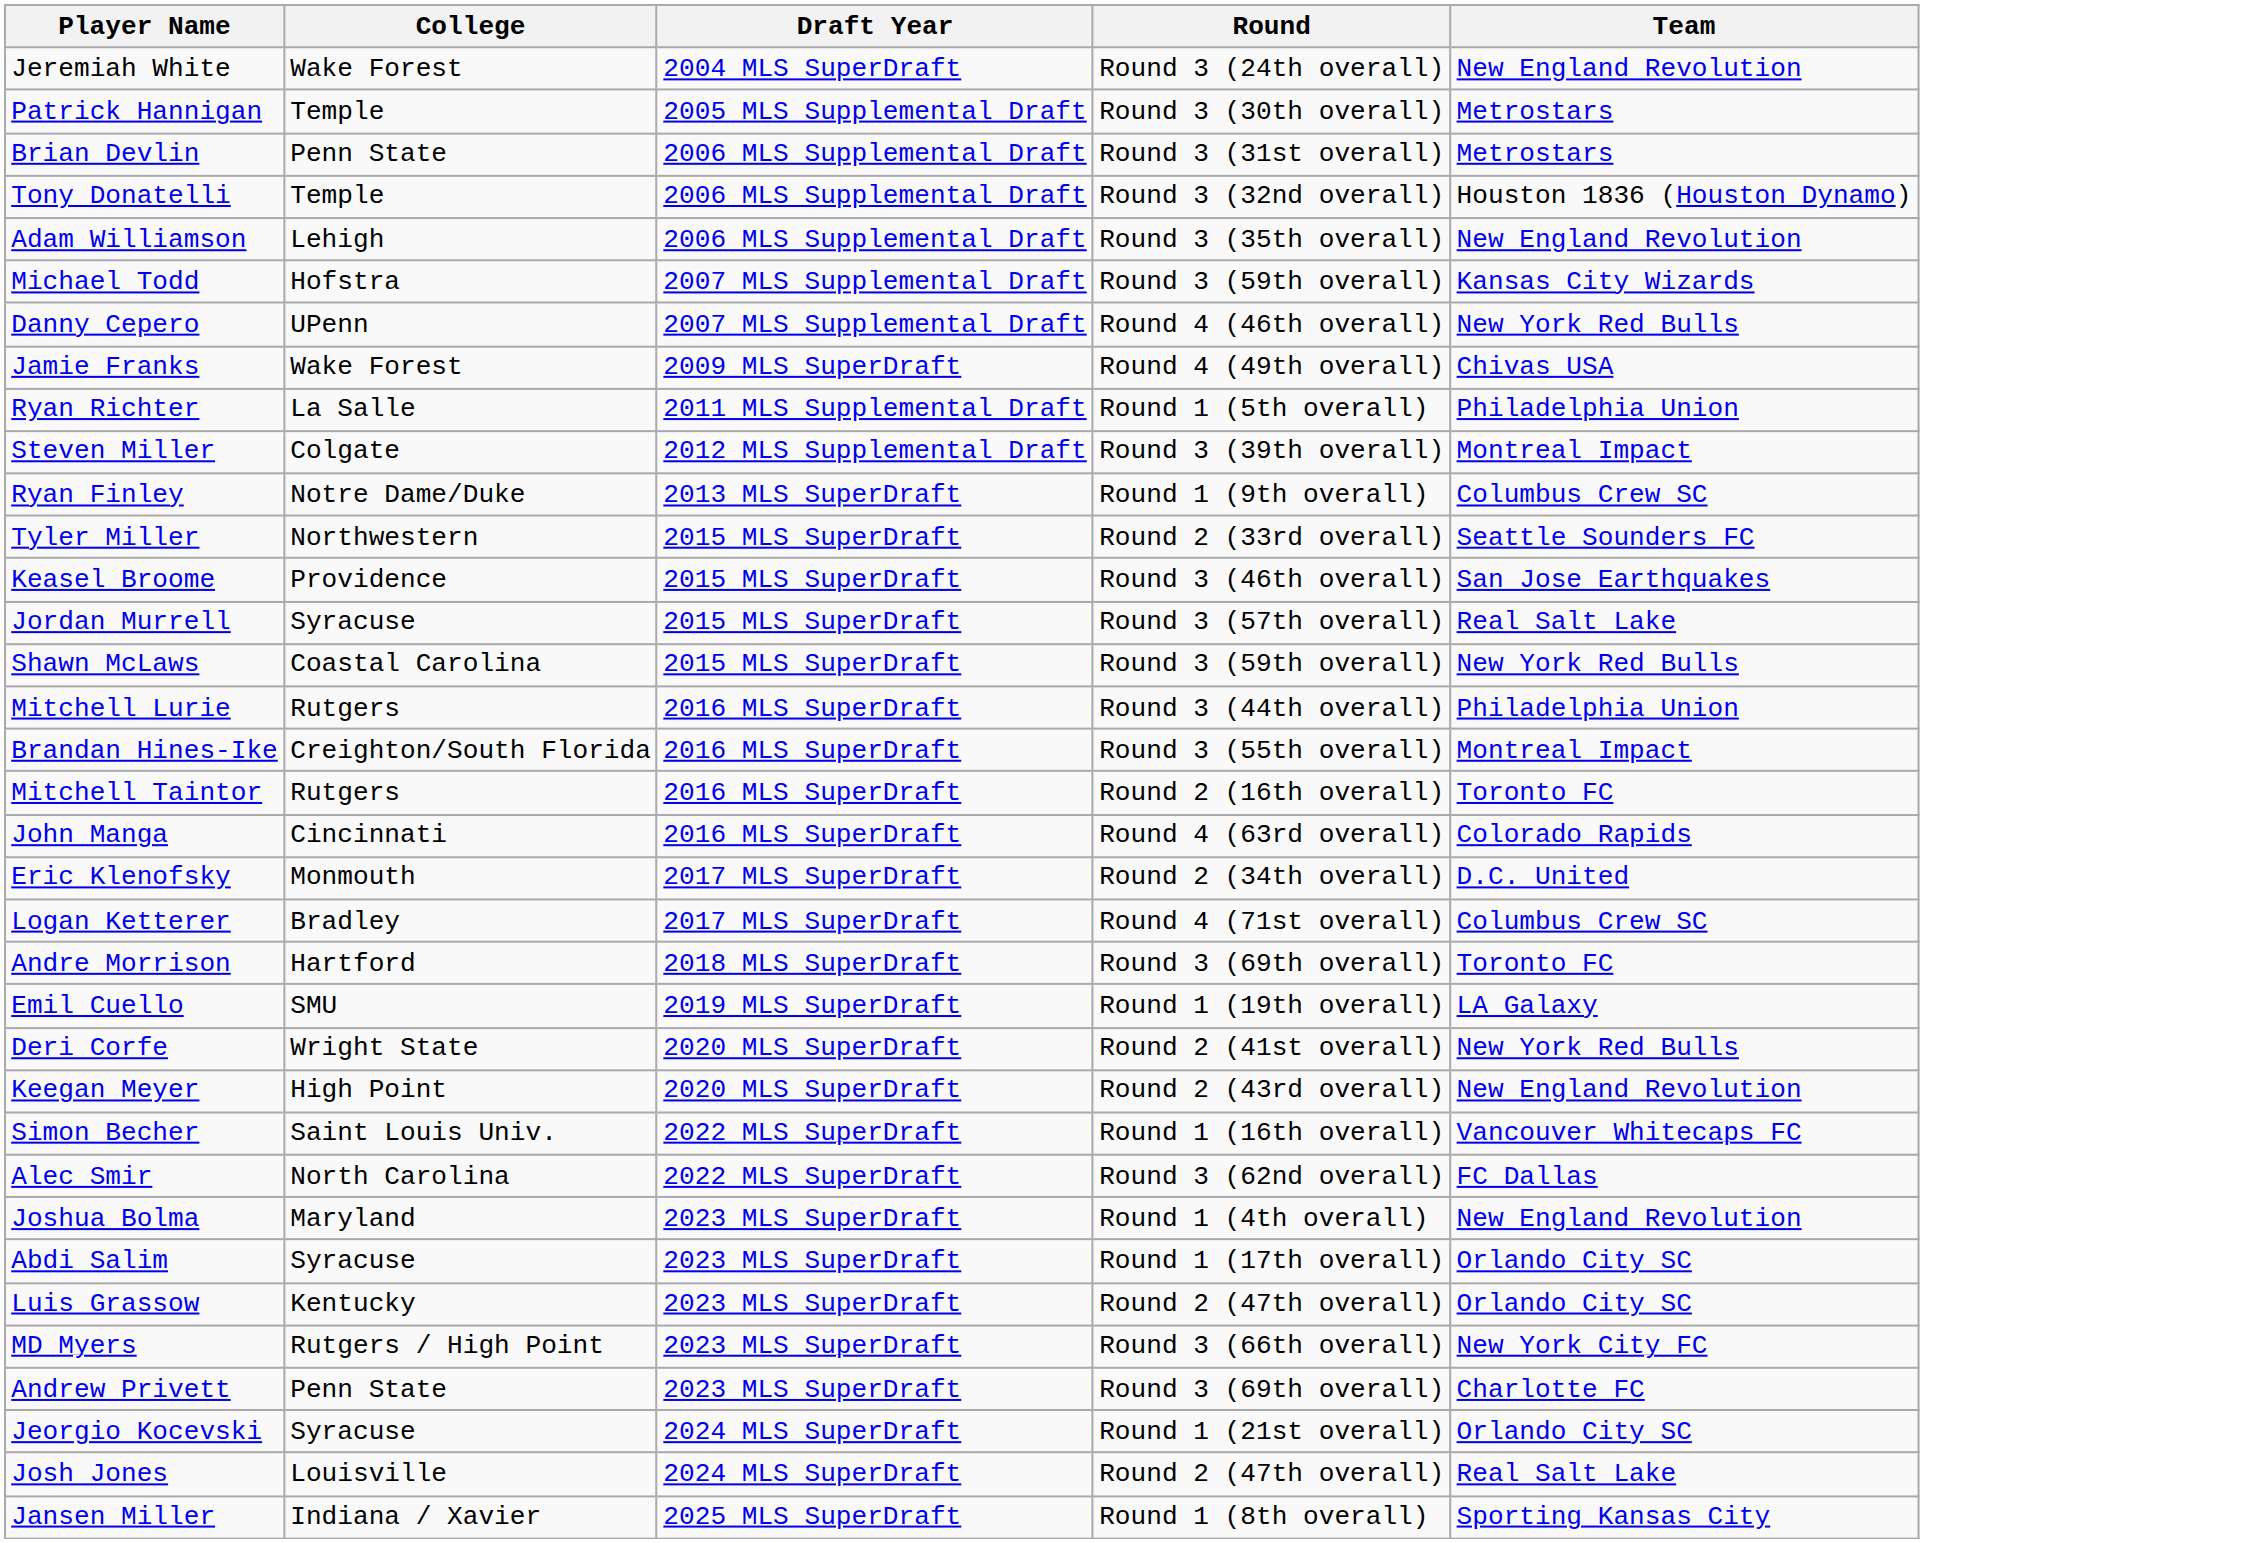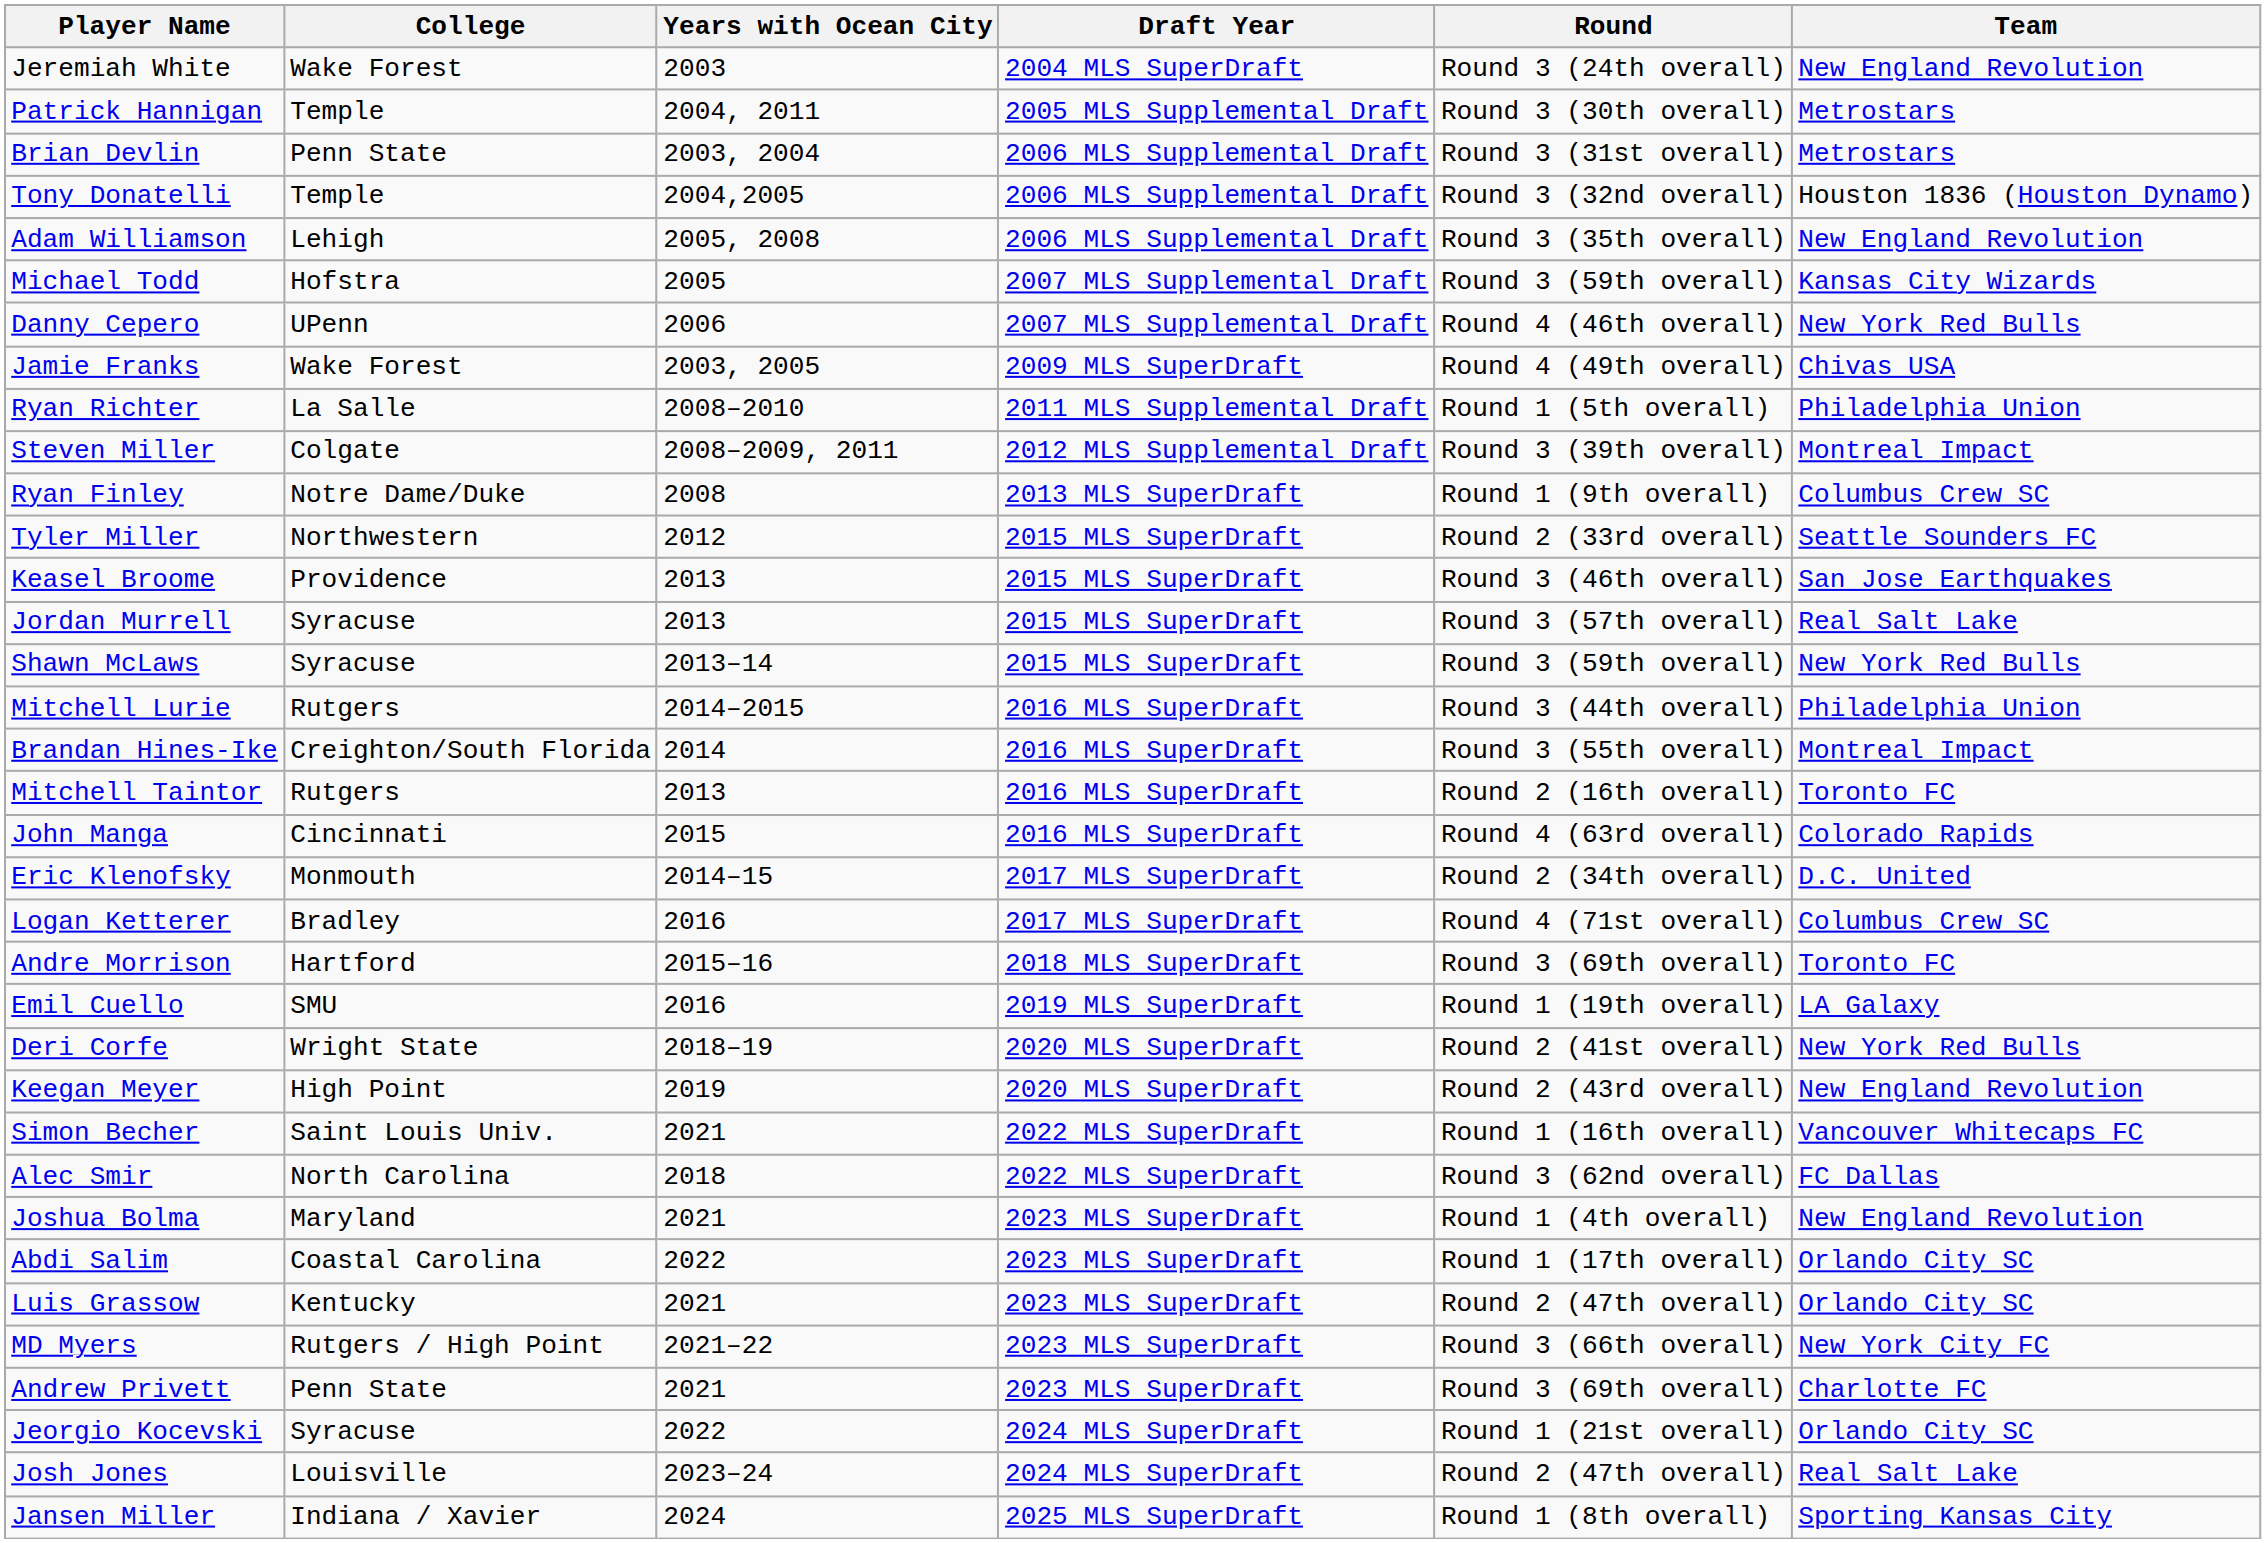+ column: (828, 26)
(416, 665) Coastal Carolina -> (353, 665) Syracuse
(353, 1261) Syracuse -> (416, 1261) Coastal Carolina
